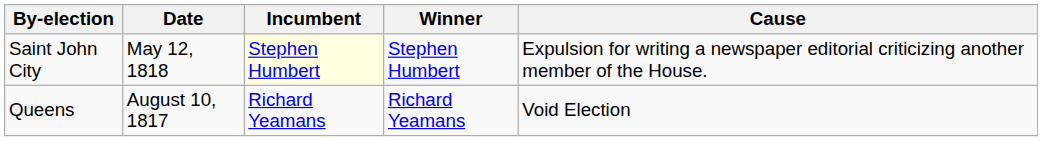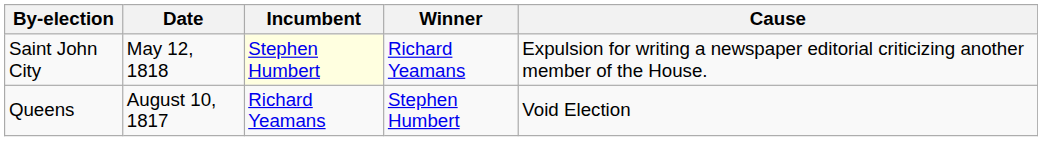(424, 59) Stephen Humbert -> (427, 59) Richard Yeamans
(427, 110) Richard Yeamans -> (424, 110) Stephen Humbert
